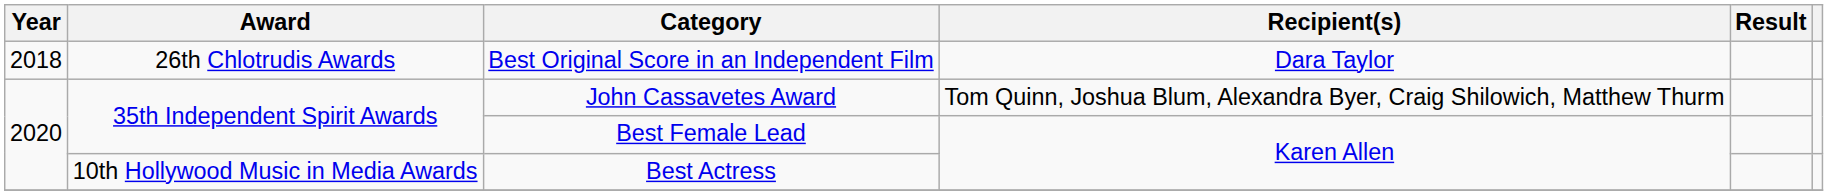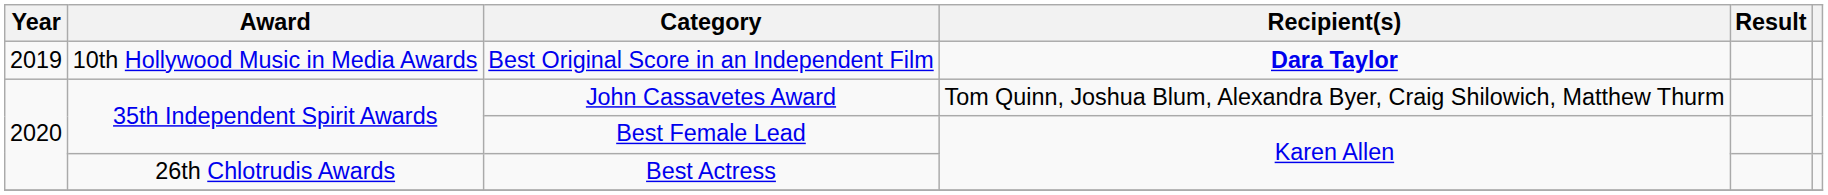(36, 60) 2018 -> (36, 60) 2019
(275, 60) 26th Chlotrudis Awards -> (275, 60) 10th Hollywood Music in Media Awards
(1334, 60) normal -> (1334, 60) bold
(275, 171) 10th Hollywood Music in Media Awards -> (275, 171) 26th Chlotrudis Awards
